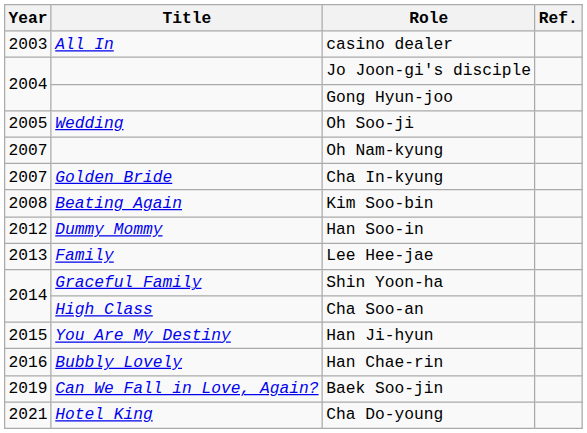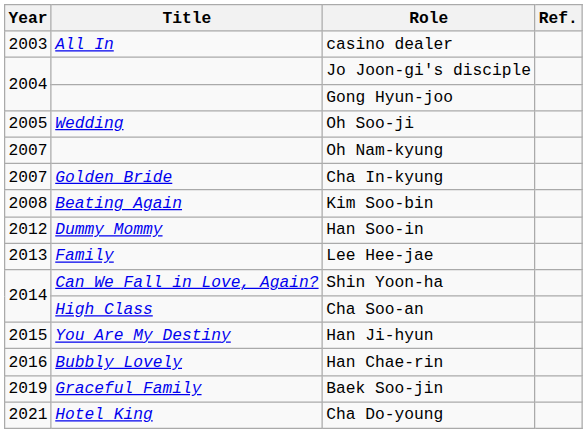(128, 283) Graceful Family -> (187, 283) Can We Fall in Love, Again?
(187, 389) Can We Fall in Love, Again? -> (128, 389) Graceful Family
